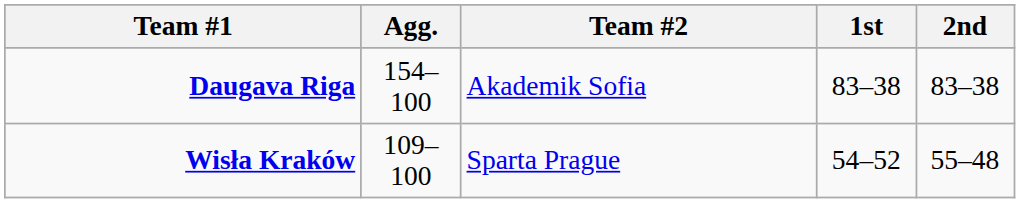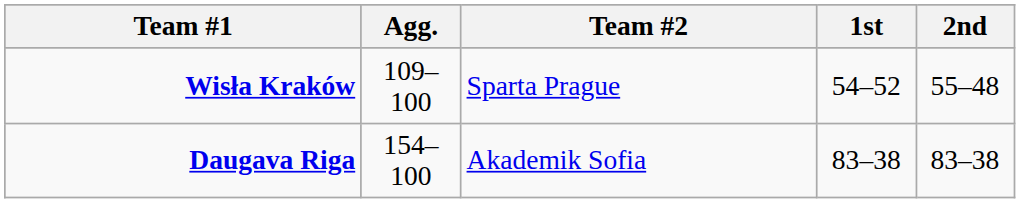rows swapped: (272, 85) <-> (270, 160)
